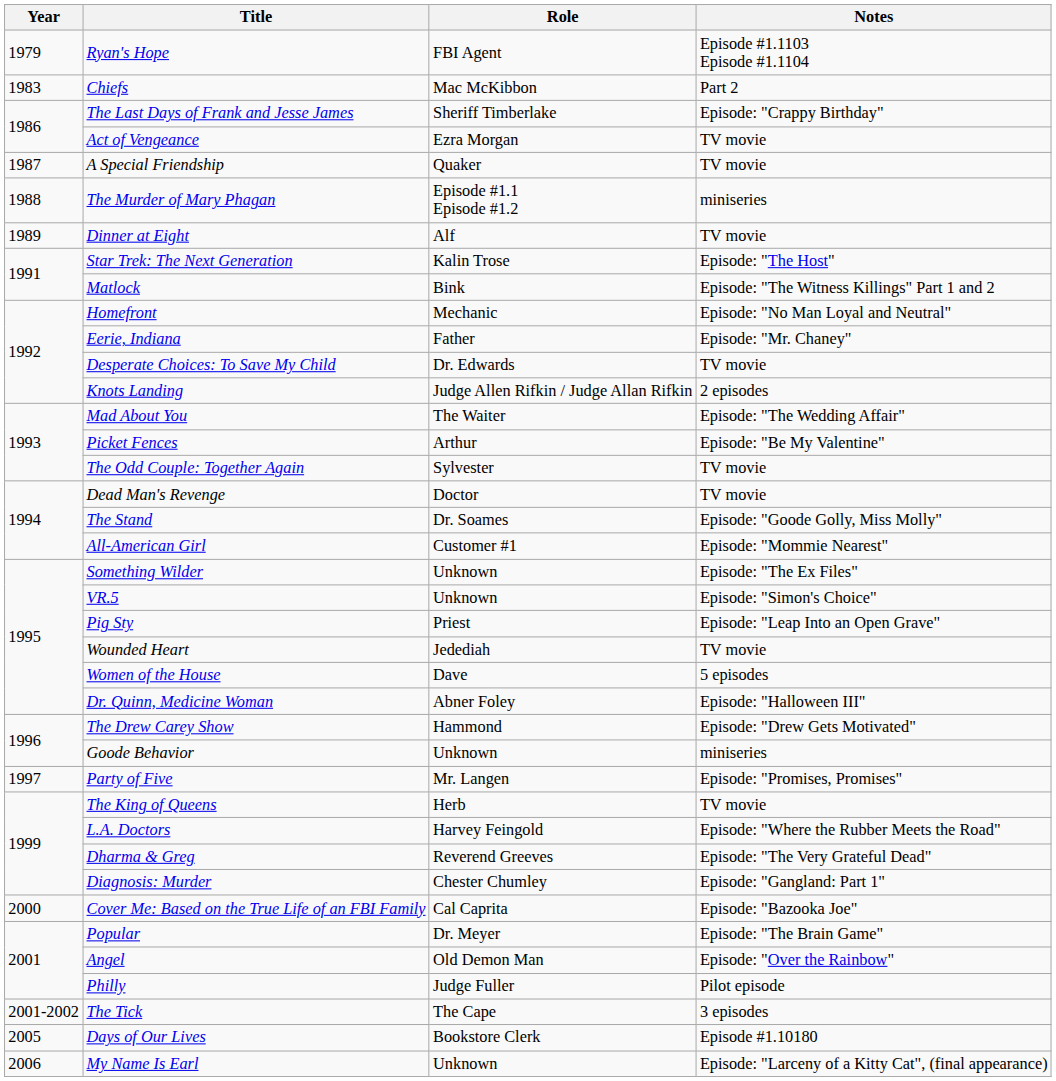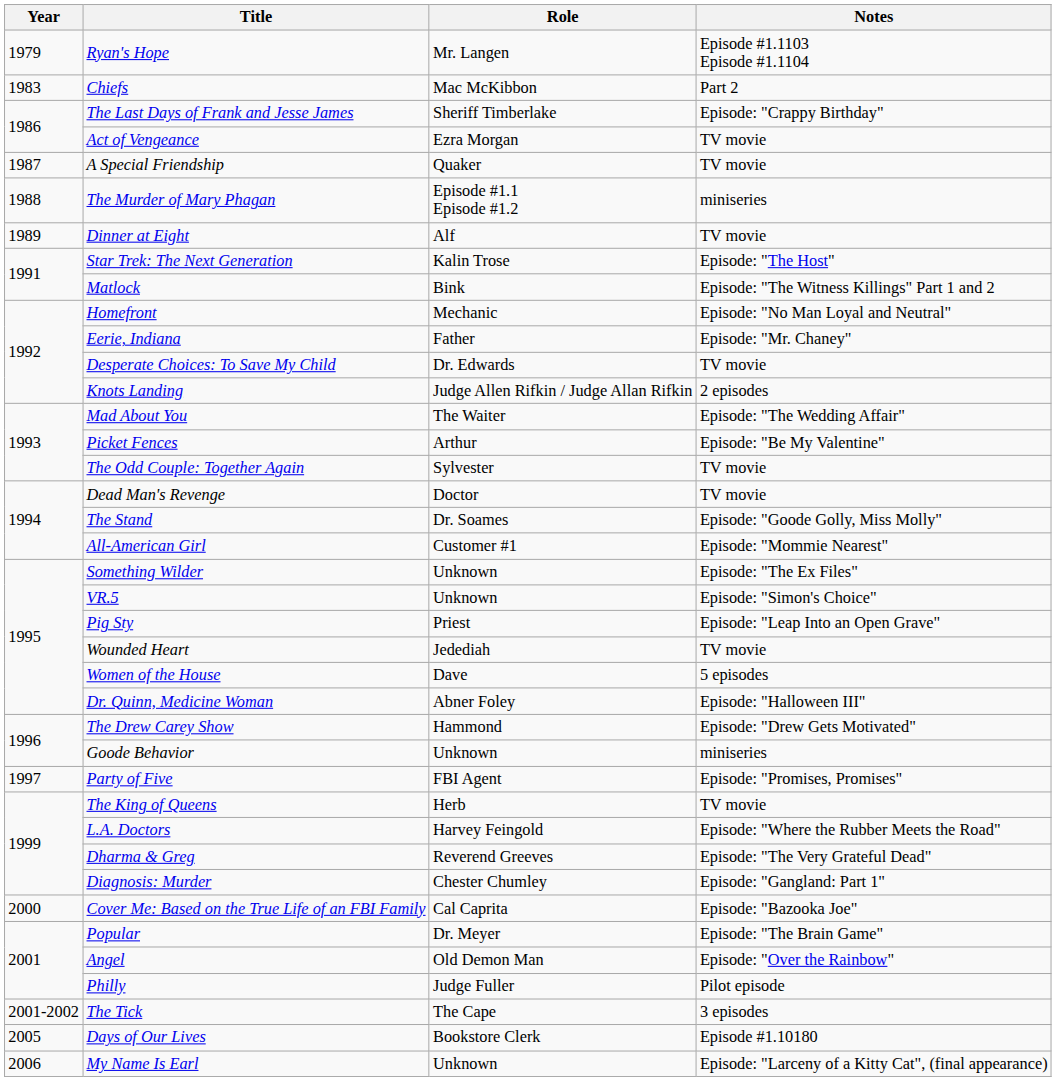(467, 52) FBI Agent -> (471, 52) Mr. Langen
(471, 778) Mr. Langen -> (467, 778) FBI Agent
